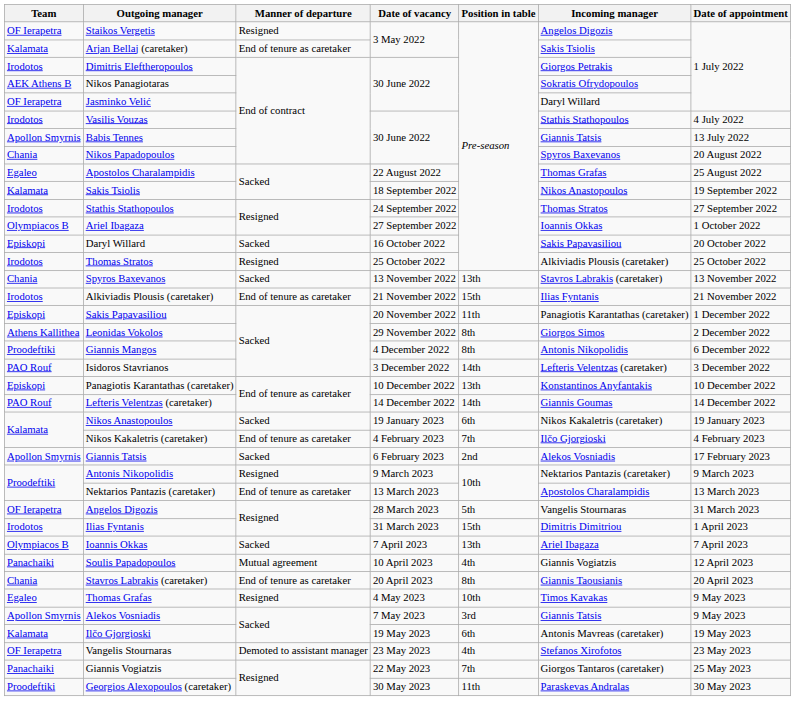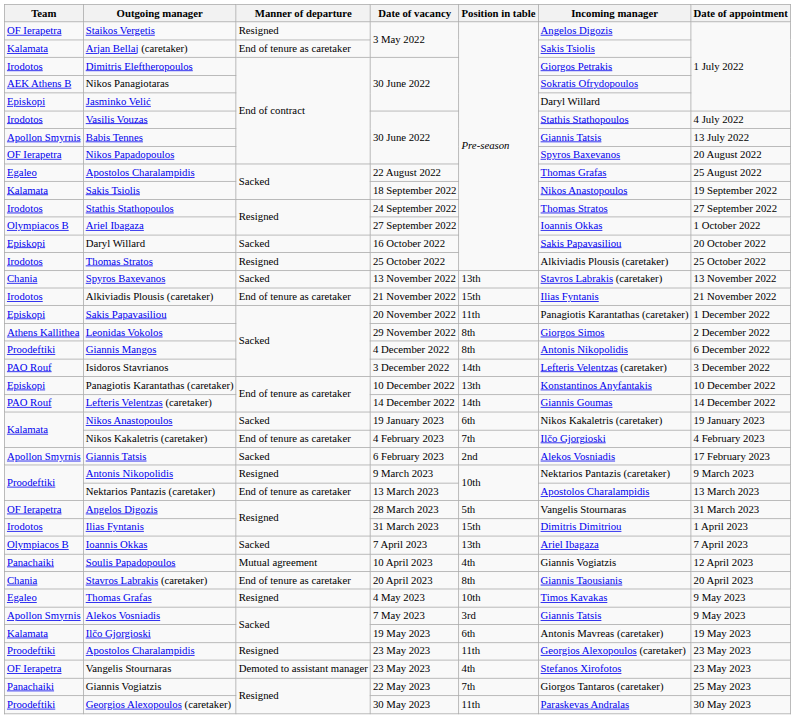(34, 101) OF Ierapetra -> (26, 101) Episkopi
(22, 154) Chania -> (34, 154) OF Ierapetra
+ row: (140, 651)
